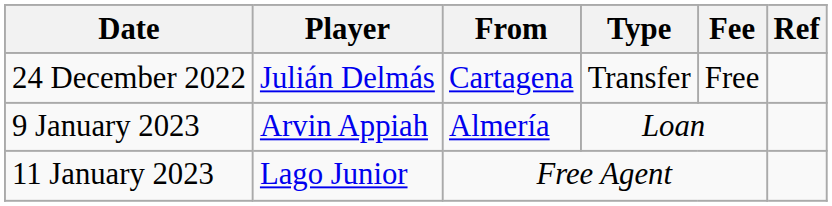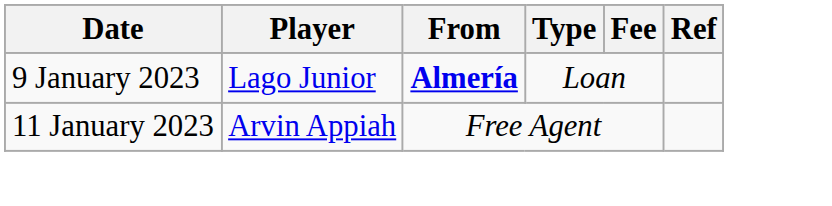- row: (129, 77)
(344, 126) Arvin Appiah -> (302, 77) Lago Junior
(499, 126) normal -> (464, 77) bold
(334, 175) Lago Junior -> (312, 126) Arvin Appiah
